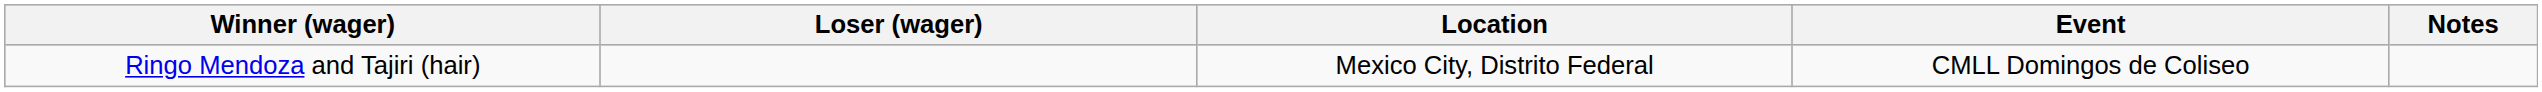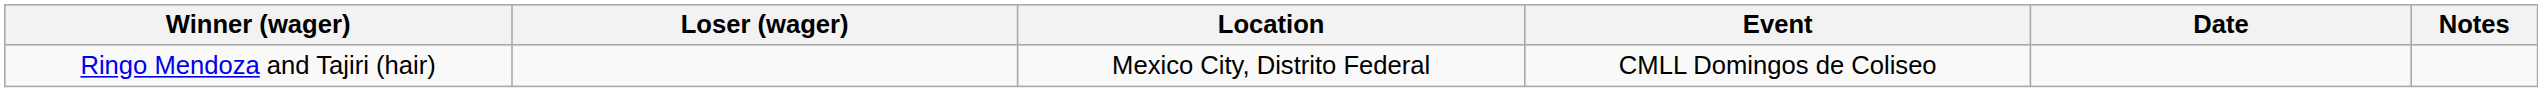+ column: (2221, 24)
